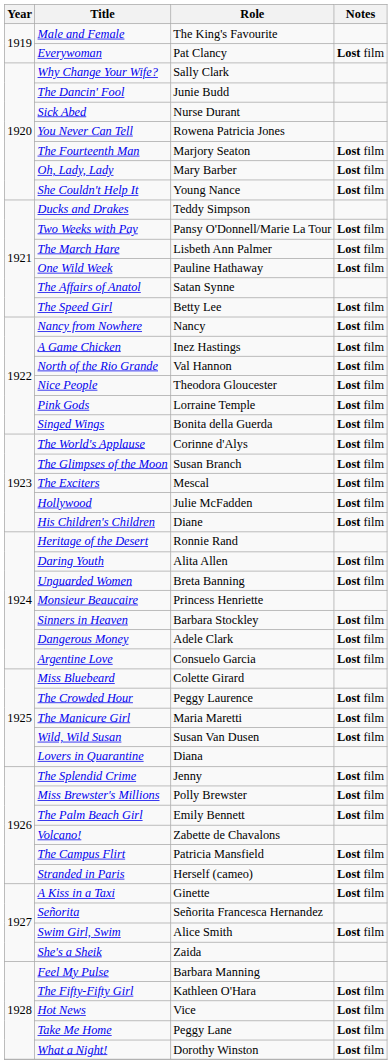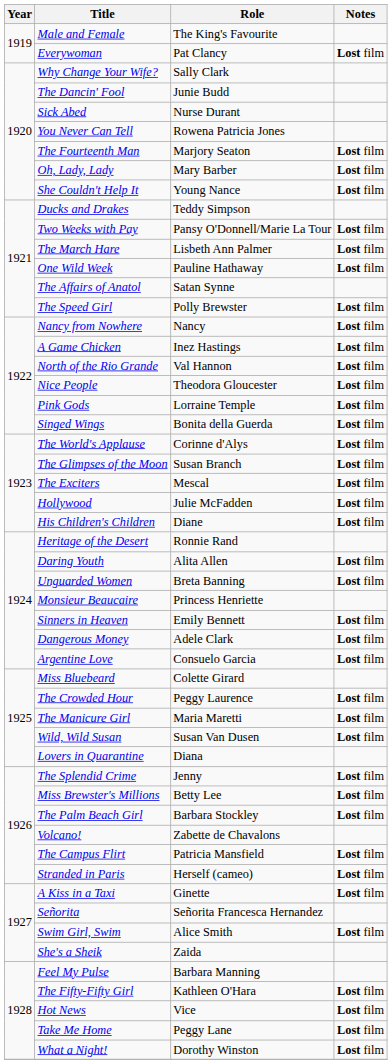(197, 307) Betty Lee -> (210, 307) Polly Brewster
(216, 619) Barbara Stockley -> (209, 619) Emily Bennett
(210, 795) Polly Brewster -> (197, 795) Betty Lee
(209, 815) Emily Bennett -> (216, 815) Barbara Stockley
